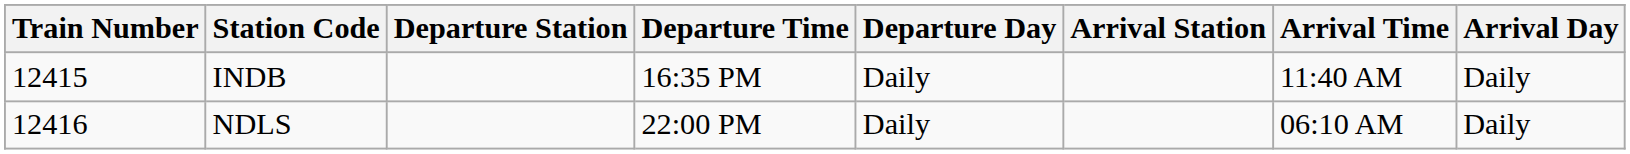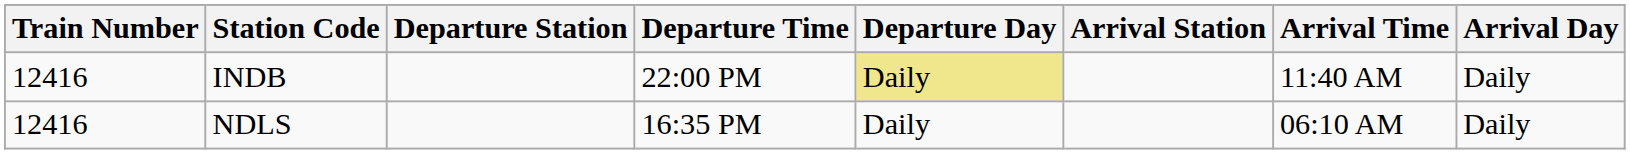(50, 76) 12415 -> (50, 76) 12416
(702, 76) 16:35 PM -> (702, 76) 22:00 PM
(896, 76) no background -> (896, 76) khaki background
(702, 124) 22:00 PM -> (702, 124) 16:35 PM
